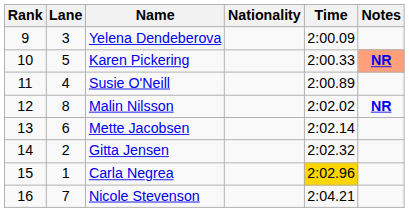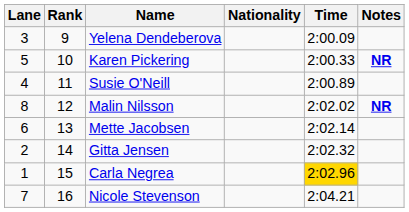columns swapped: (25, 15) <-> (66, 15)
(381, 60) lightsalmon background -> (381, 60) no background
